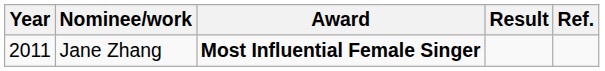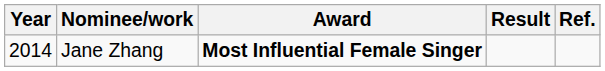(30, 50) 2011 -> (31, 50) 2014
